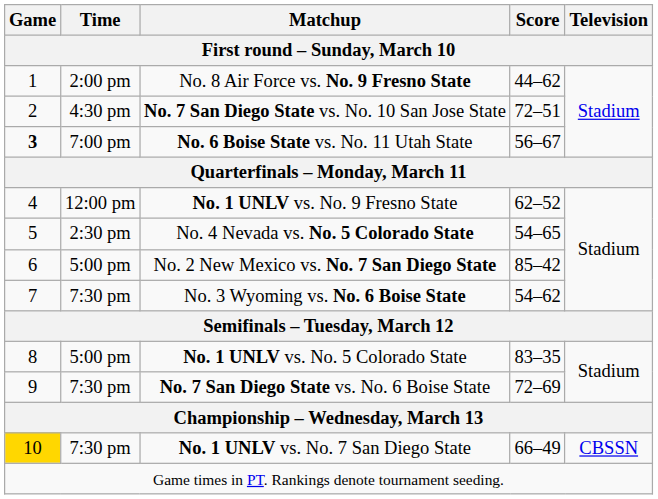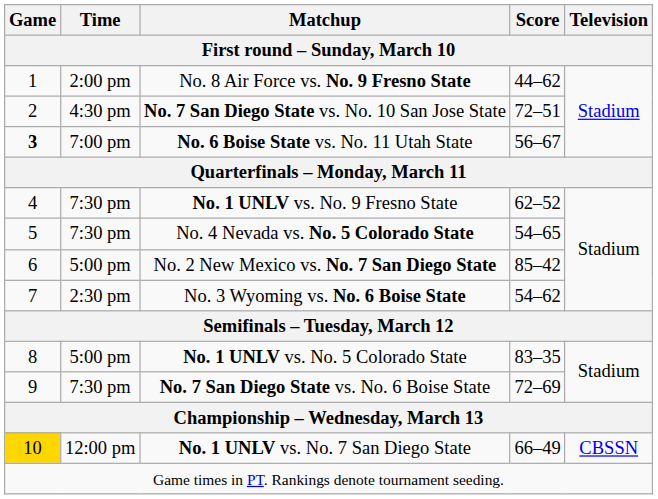(100, 203) 12:00 pm -> (100, 203) 7:30 pm
(100, 234) 2:30 pm -> (100, 234) 7:30 pm
(100, 295) 7:30 pm -> (100, 295) 2:30 pm
(100, 448) 7:30 pm -> (100, 448) 12:00 pm
